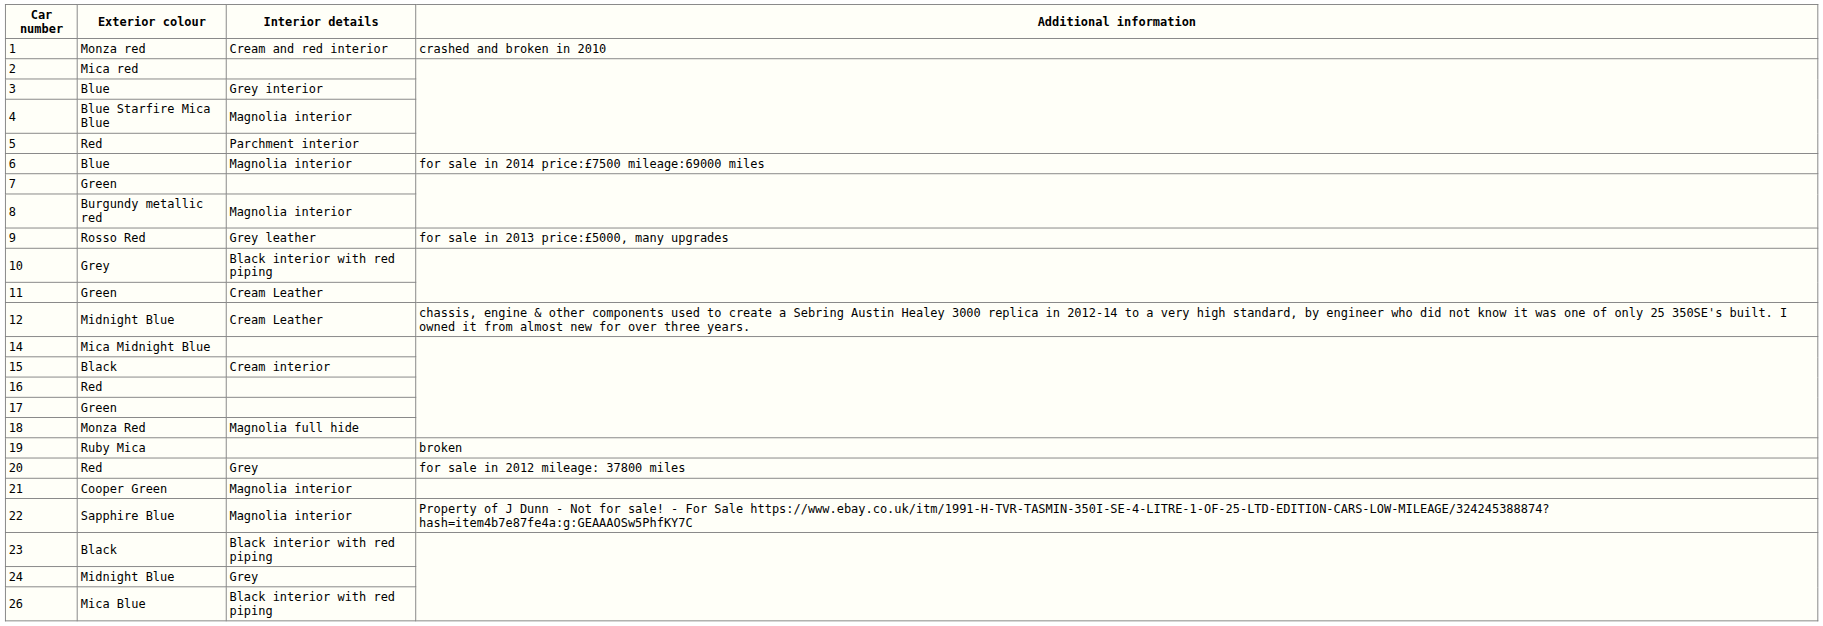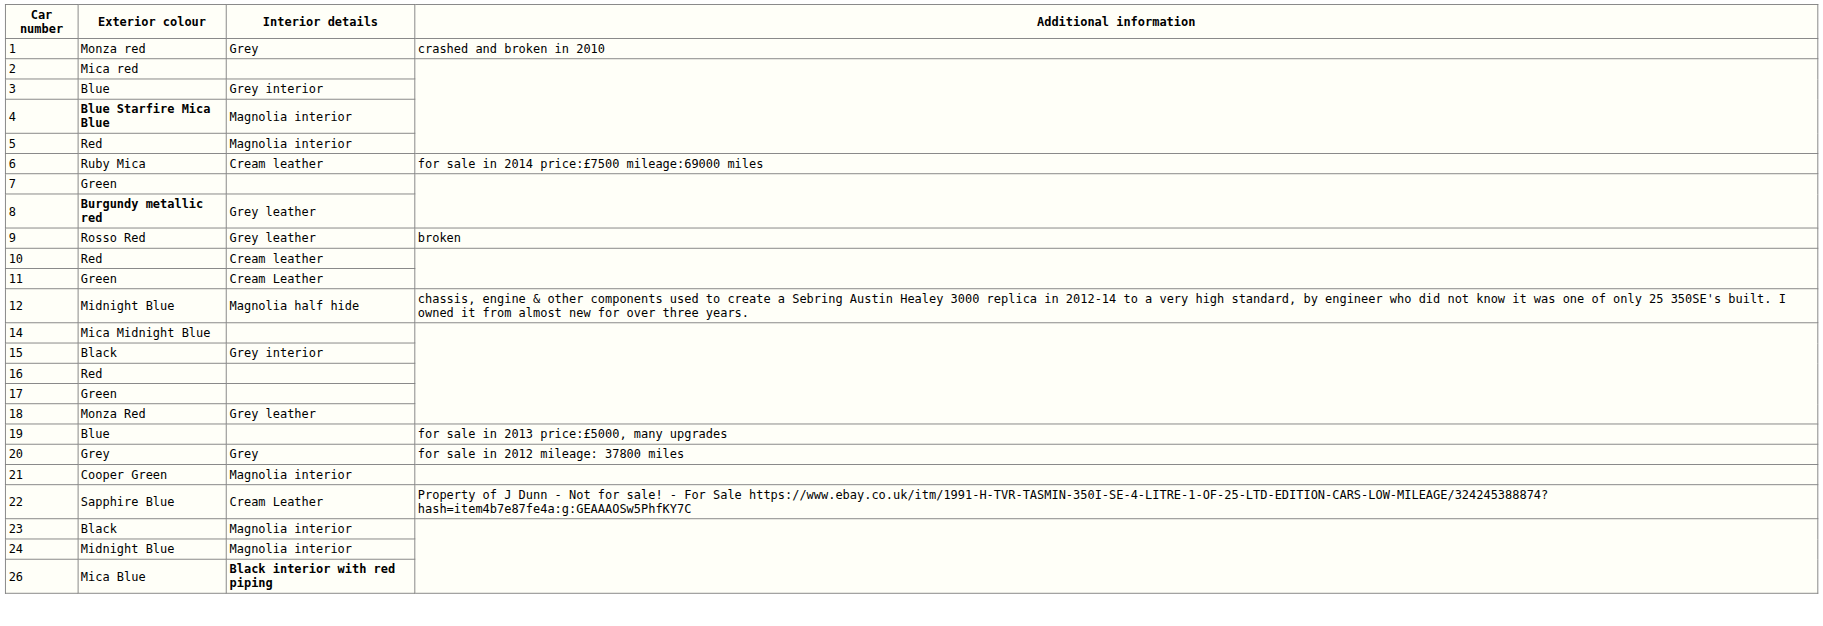(309, 49) Cream and red interior -> (244, 49) Grey
(146, 116) normal -> (146, 116) bold
(294, 143) Parchment interior -> (291, 143) Magnolia interior
(95, 164) Blue -> (113, 164) Ruby Mica
(291, 164) Magnolia interior -> (276, 164) Cream leather
(142, 211) normal -> (142, 211) bold
(291, 211) Magnolia interior -> (273, 211) Grey leather
(574, 238) for sale in 2013 price:£5000, many upgrades -> (439, 238) broken
(95, 265) Grey -> (92, 258) Red
(312, 265) Black interior with red piping -> (276, 258) Cream leather
(276, 320) Cream Leather -> (294, 306) Magnolia half hide
(280, 367) Cream interior -> (276, 353) Grey interior
(294, 428) Magnolia full hide -> (273, 414) Grey leather
(113, 448) Ruby Mica -> (95, 434) Blue
(441, 448) broken -> (573, 434) for sale in 2013 price:£5000, many upgrades
(92, 468) Red -> (95, 454) Grey
(291, 516) Magnolia interior -> (276, 502) Cream Leather
(312, 550) Black interior with red piping -> (291, 529) Magnolia interior
(244, 577) Grey -> (291, 549) Magnolia interior
(312, 604) normal -> (312, 576) bold
